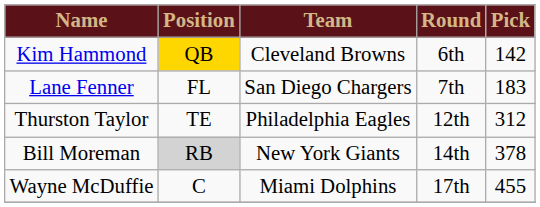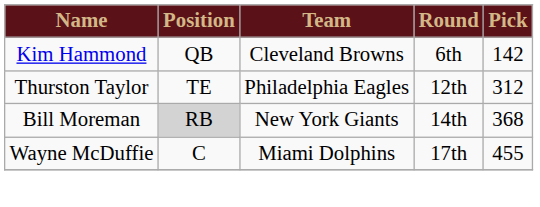(199, 53) gold background -> (199, 53) no background
- row: (81, 86)
(510, 152) 378 -> (508, 119) 368
